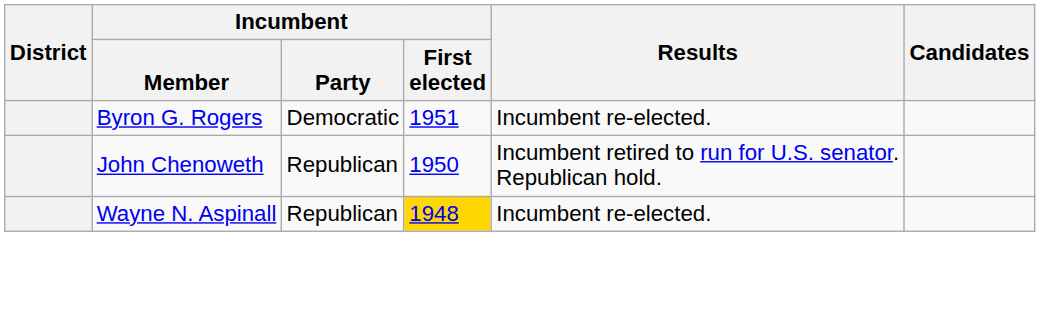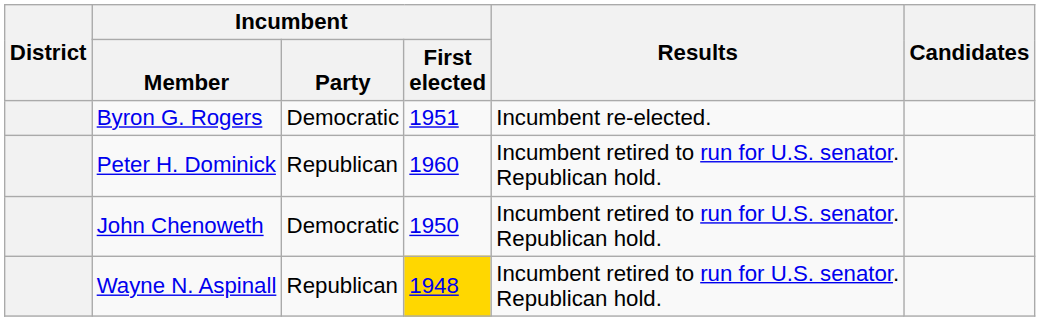+ row: (186, 165)
(342, 165) Republican -> (343, 225) Democratic
(604, 213) Incumbent re-elected. -> (698, 286) Incumbent retired to run for U.S. senator. Republican hold.
